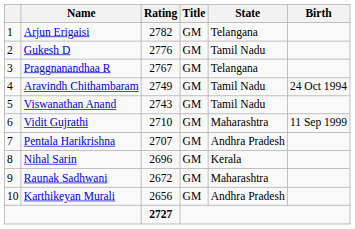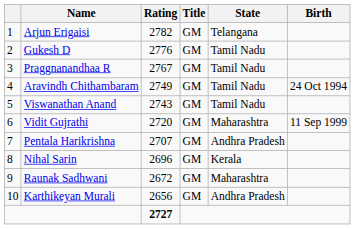(234, 68) Telangana -> (238, 68) Tamil Nadu
(161, 123) 2710 -> (161, 123) 2720
